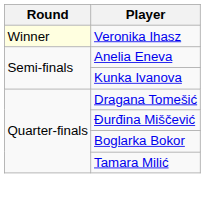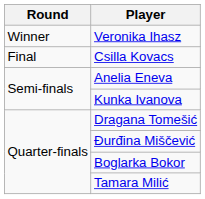(29, 36) lightyellow background -> (29, 36) no background
+ row: (134, 57)
